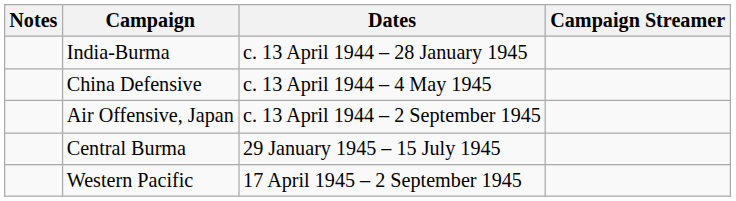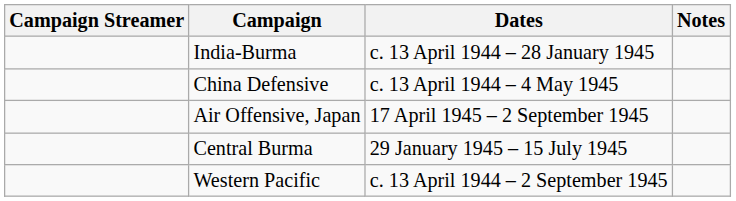columns swapped: (638, 20) <-> (33, 20)
(392, 116) c. 13 April 1944 – 2 September 1945 -> (509, 116) 17 April 1945 – 2 September 1945
(382, 180) 17 April 1945 – 2 September 1945 -> (519, 180) c. 13 April 1944 – 2 September 1945
